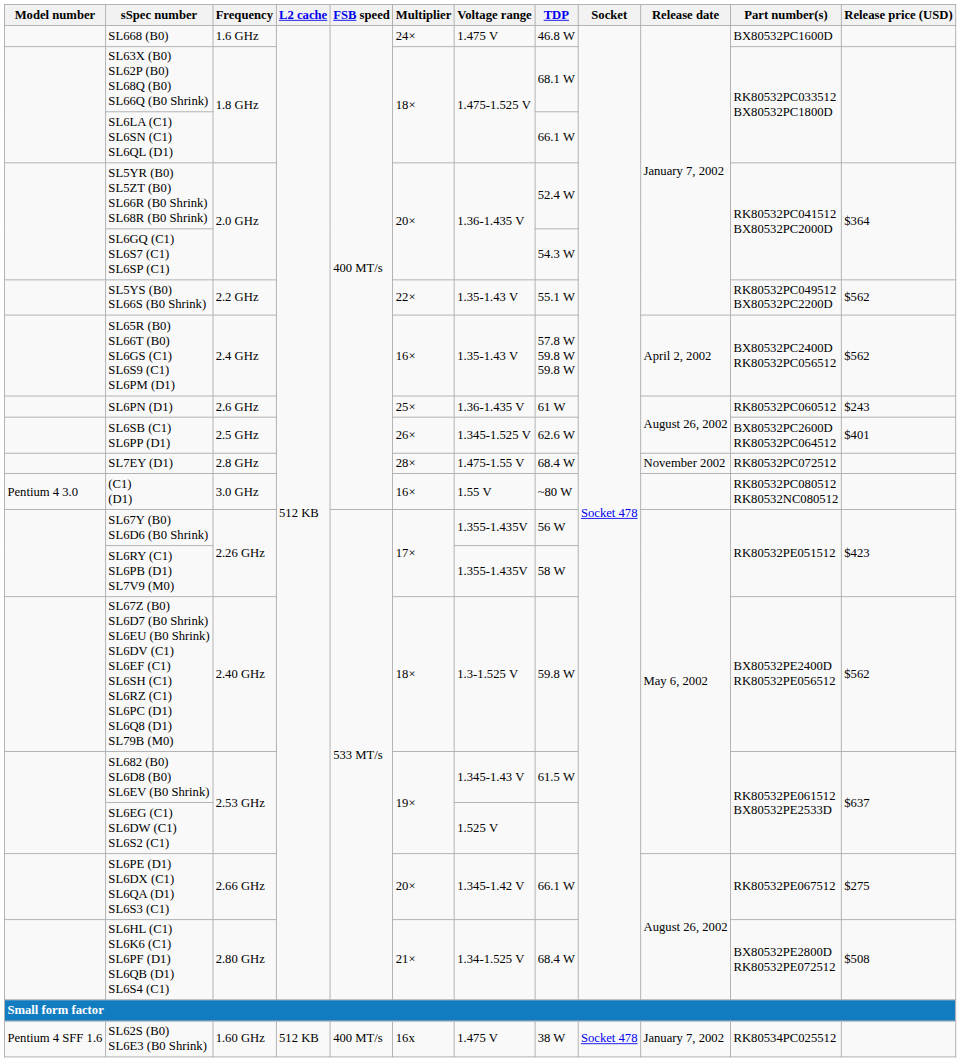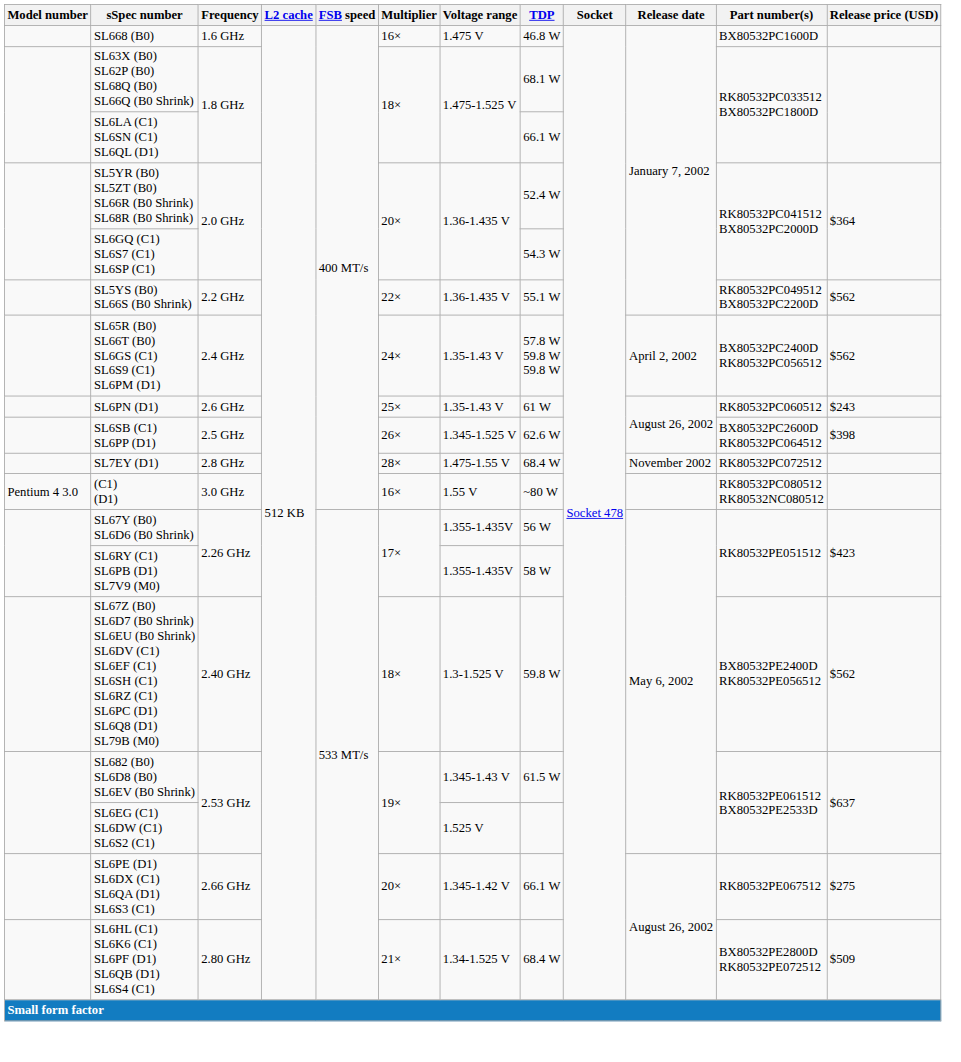(406, 36) 24× -> (391, 36) 16×
(488, 297) 1.35-1.43 V -> (476, 297) 1.36-1.435 V
(406, 356) 16× -> (391, 356) 24×
(491, 406) 1.36-1.435 V -> (473, 406) 1.35-1.43 V
(857, 435) $401 -> (843, 435) $398
(857, 960) $508 -> (843, 960) $509
- row: (158, 1039)
